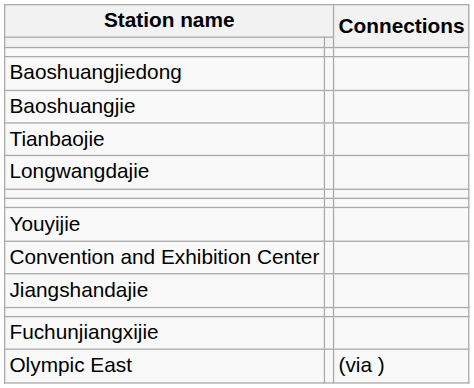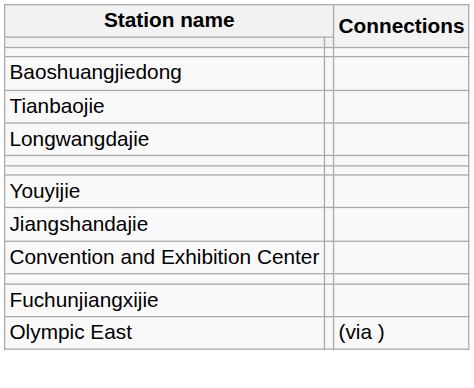- row: (72, 106)
rows swapped: (79, 290) <-> (164, 257)
